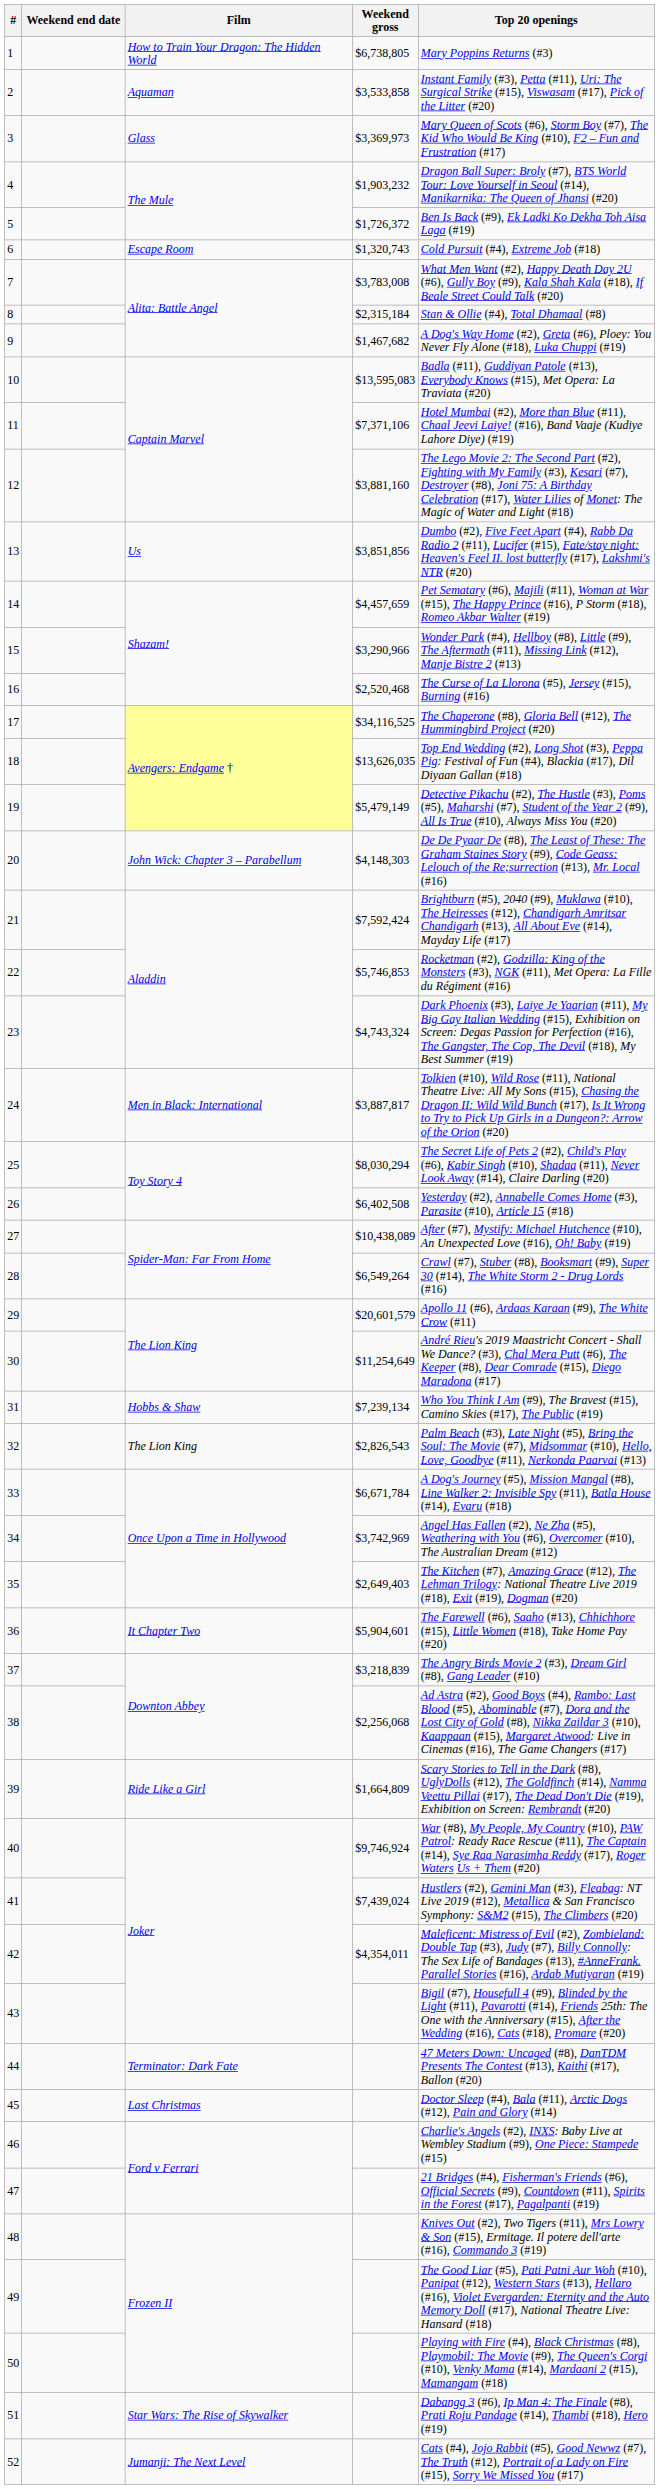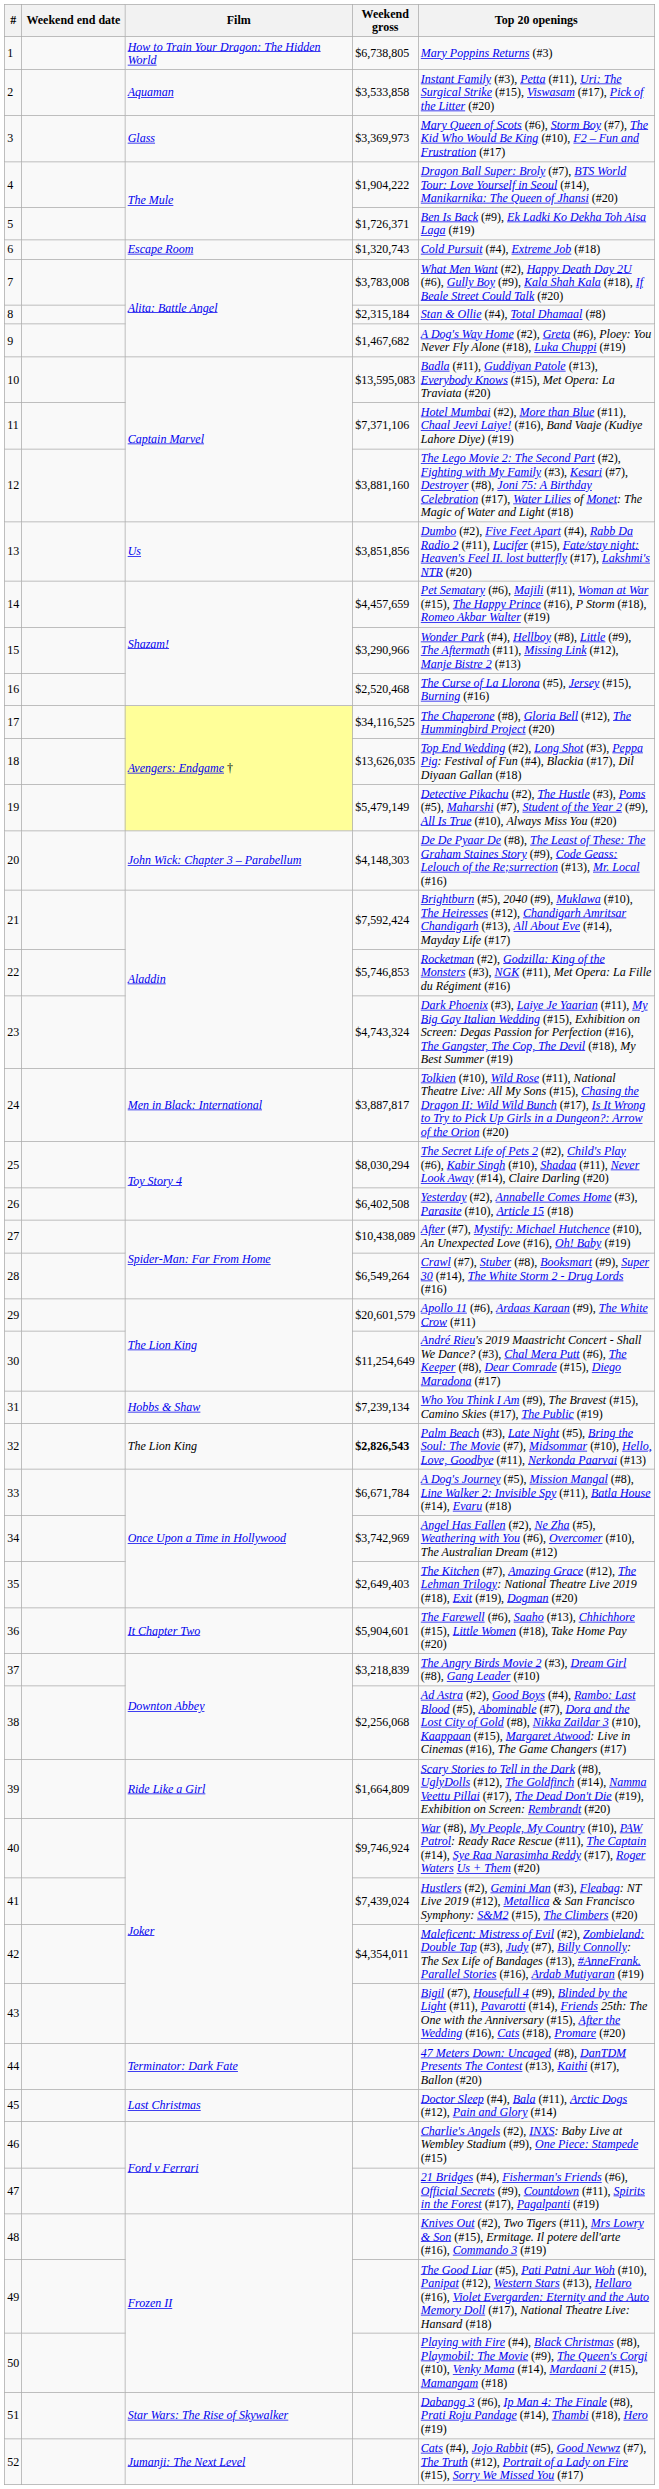(382, 184) $1,903,232 -> (382, 184) $1,904,222
(382, 223) $1,726,372 -> (382, 223) $1,726,371
(382, 1446) normal -> (382, 1446) bold
